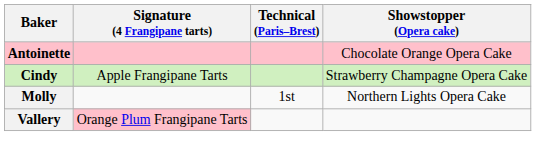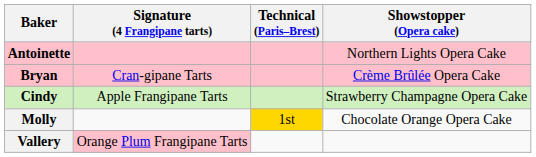(427, 53) Chocolate Orange Opera Cake -> (427, 53) Northern Lights Opera Cake
+ row: (39, 75)
(287, 97) no background -> (287, 119) gold background
(427, 97) Northern Lights Opera Cake -> (427, 119) Chocolate Orange Opera Cake
